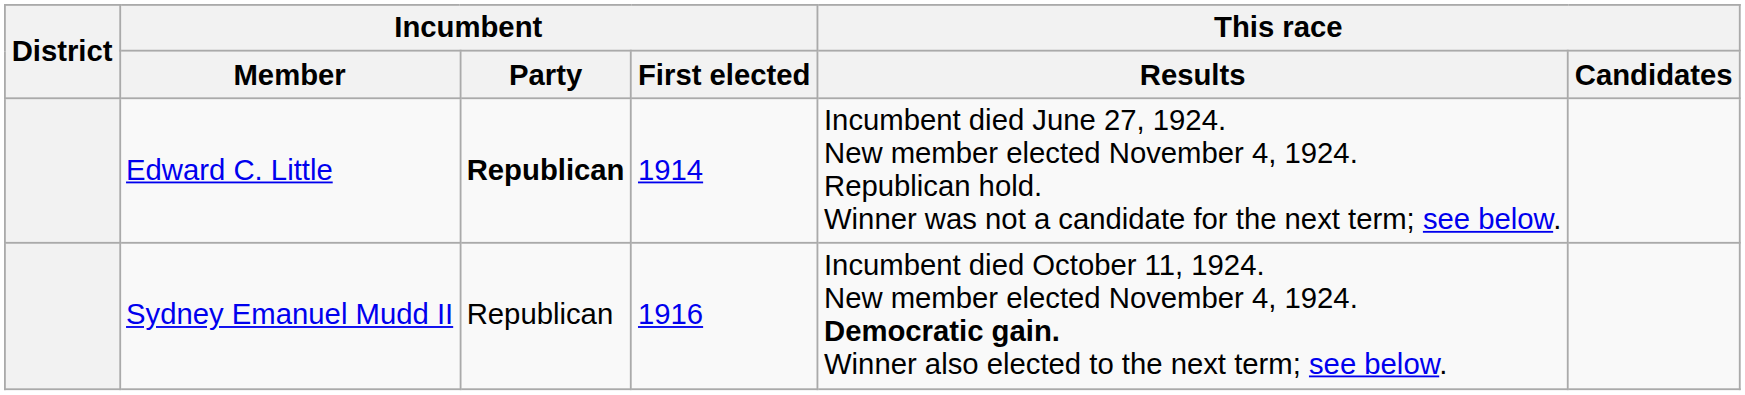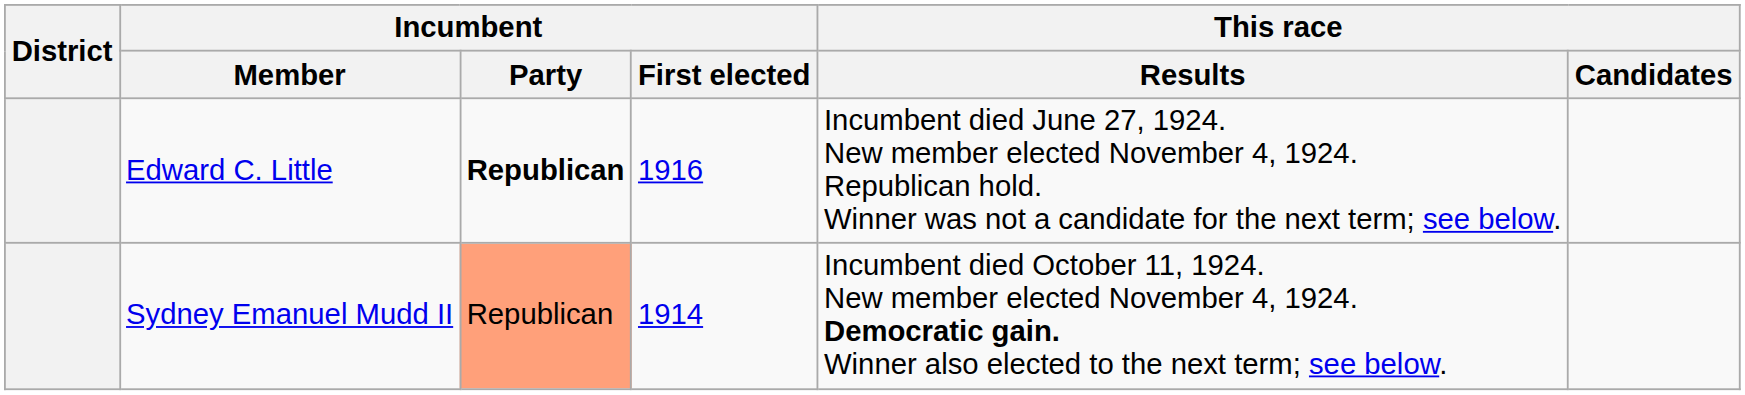(671, 170) 1914 -> (671, 170) 1916
(540, 315) no background -> (540, 315) lightsalmon background
(671, 315) 1916 -> (671, 315) 1914
